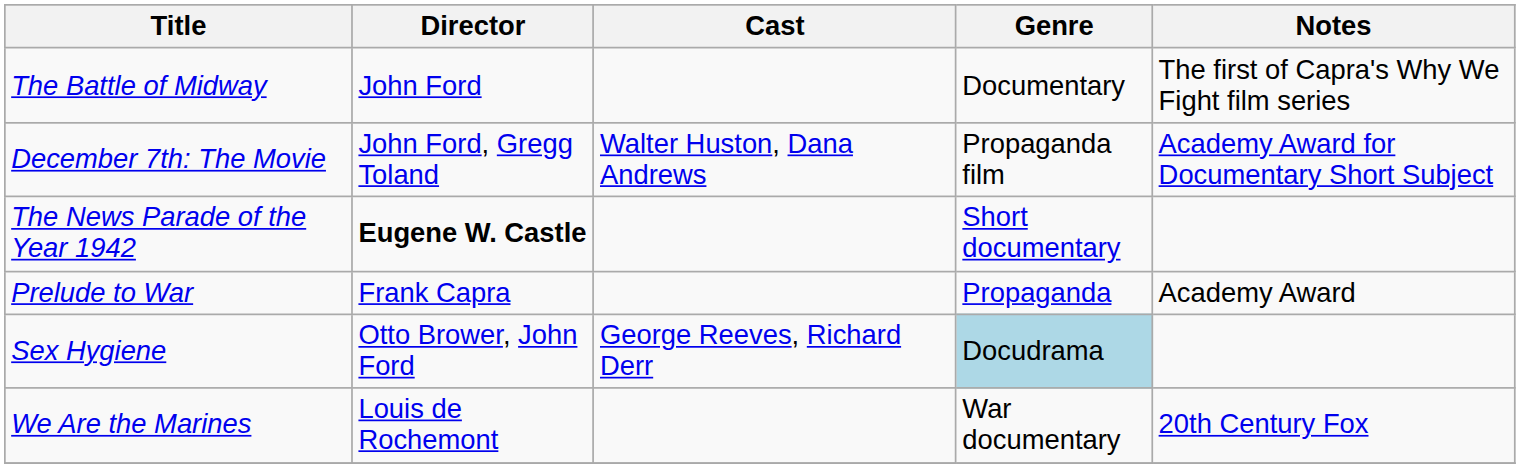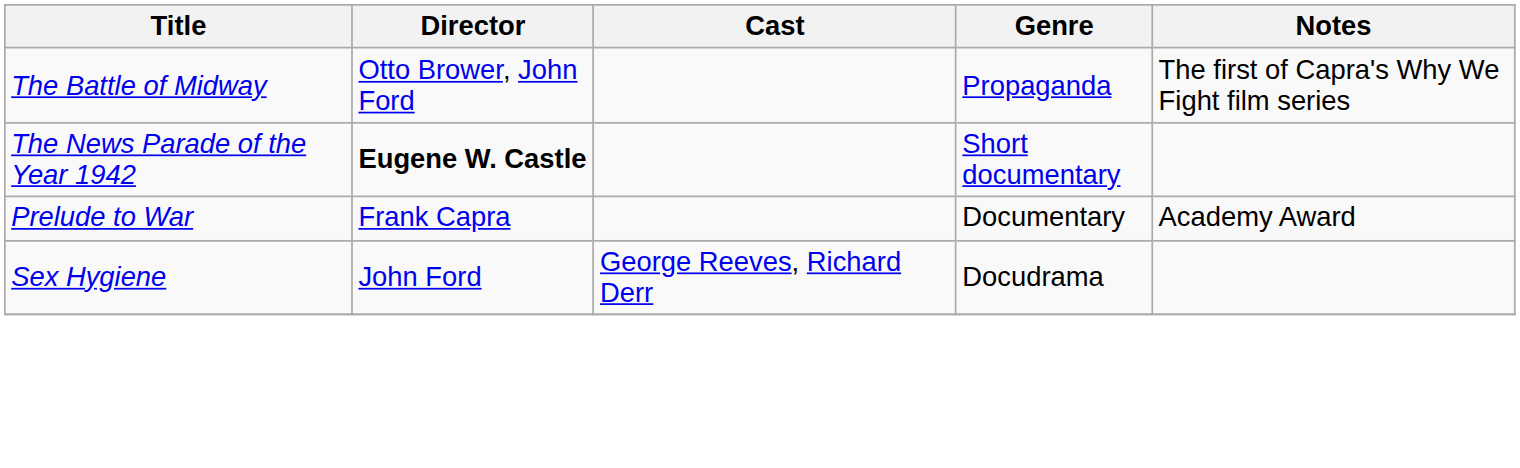(420, 84) John Ford -> (468, 84) Otto Brower, John Ford
(1044, 84) Documentary -> (1037, 84) Propaganda
- row: (169, 159)
(1037, 292) Propaganda -> (1044, 217) Documentary
(468, 350) Otto Brower, John Ford -> (420, 276) John Ford
(1033, 350) lightblue background -> (1033, 276) no background
- row: (131, 425)
